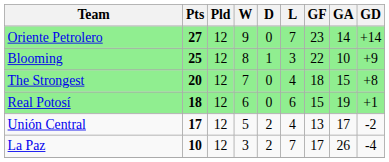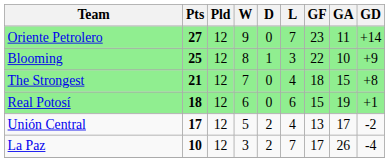(343, 37) 14 -> (343, 37) 11
(195, 80) 20 -> (195, 80) 21
